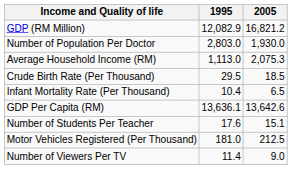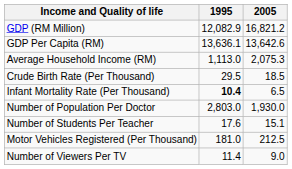rows swapped: (55, 108) <-> (81, 44)
(231, 92) normal -> (231, 92) bold
